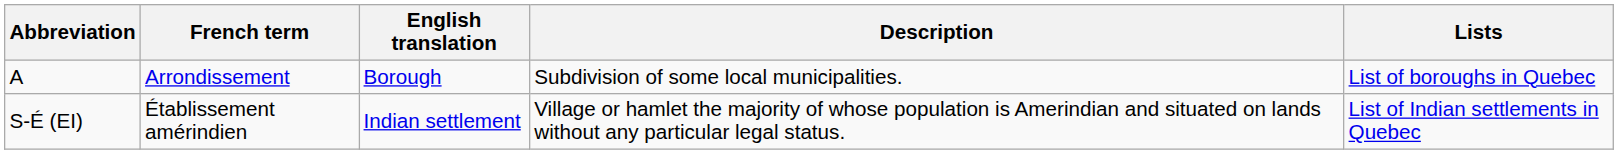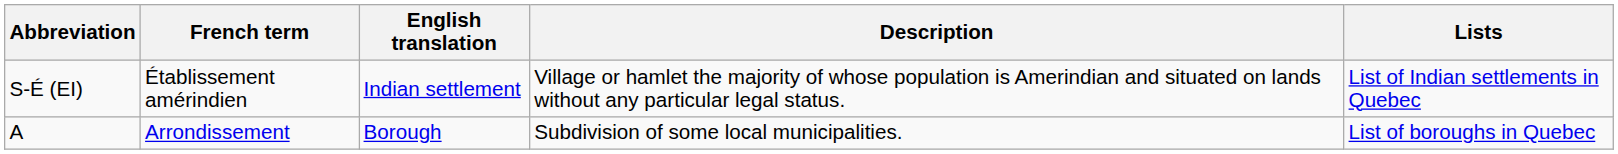rows swapped: (16, 76) <-> (46, 121)
